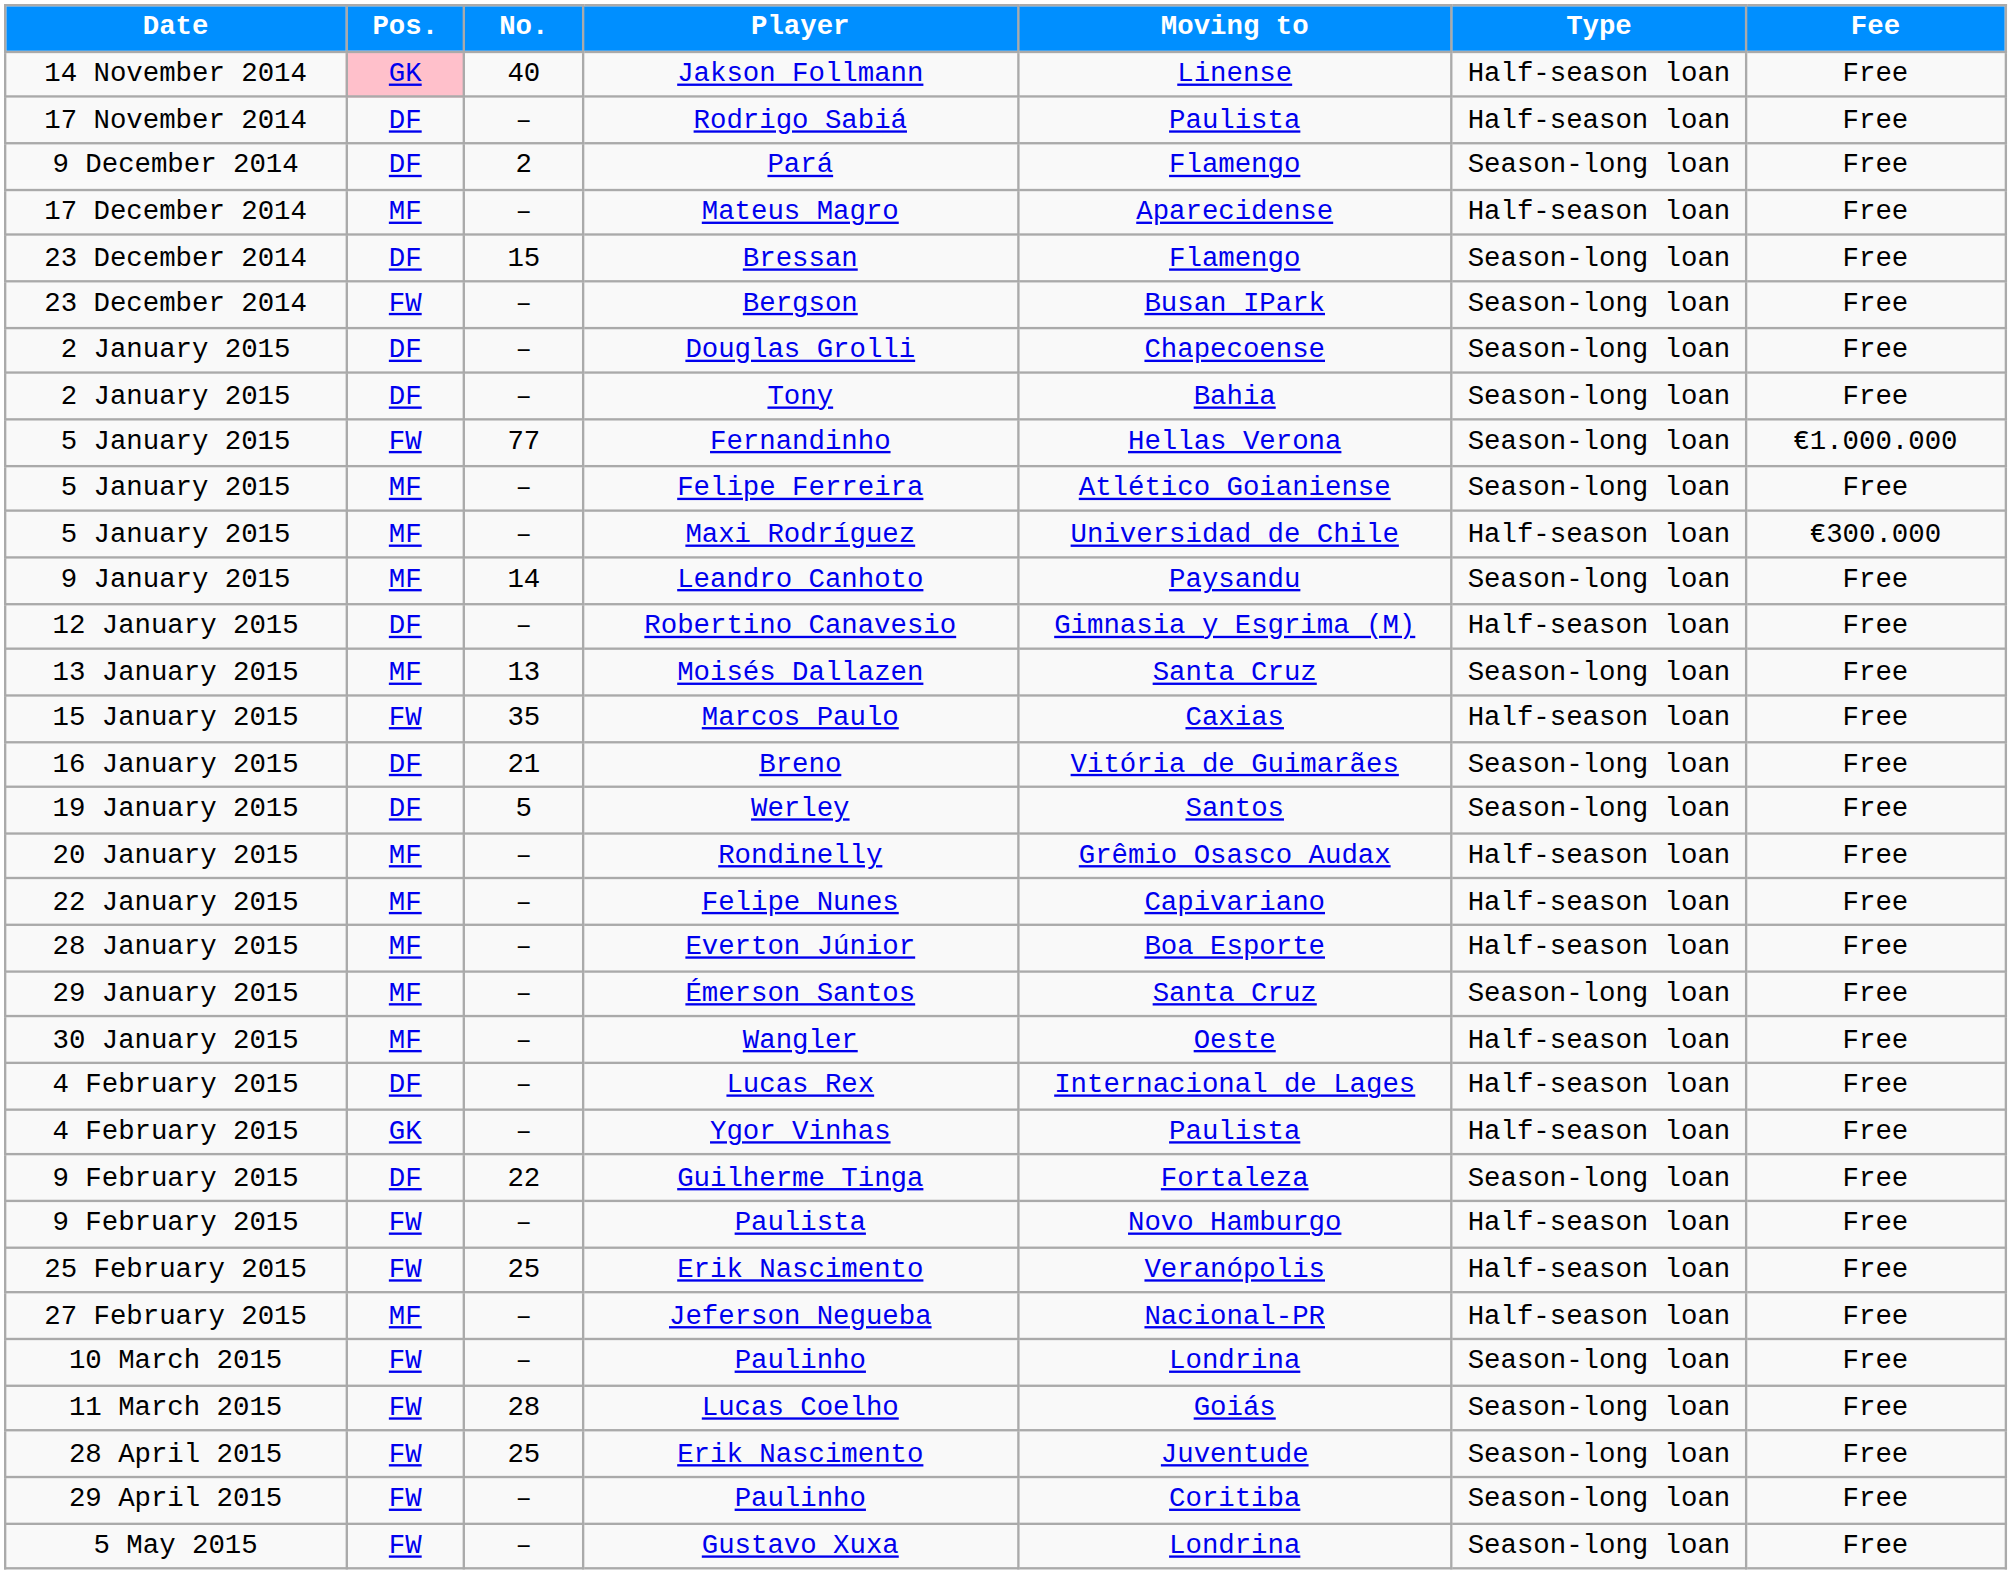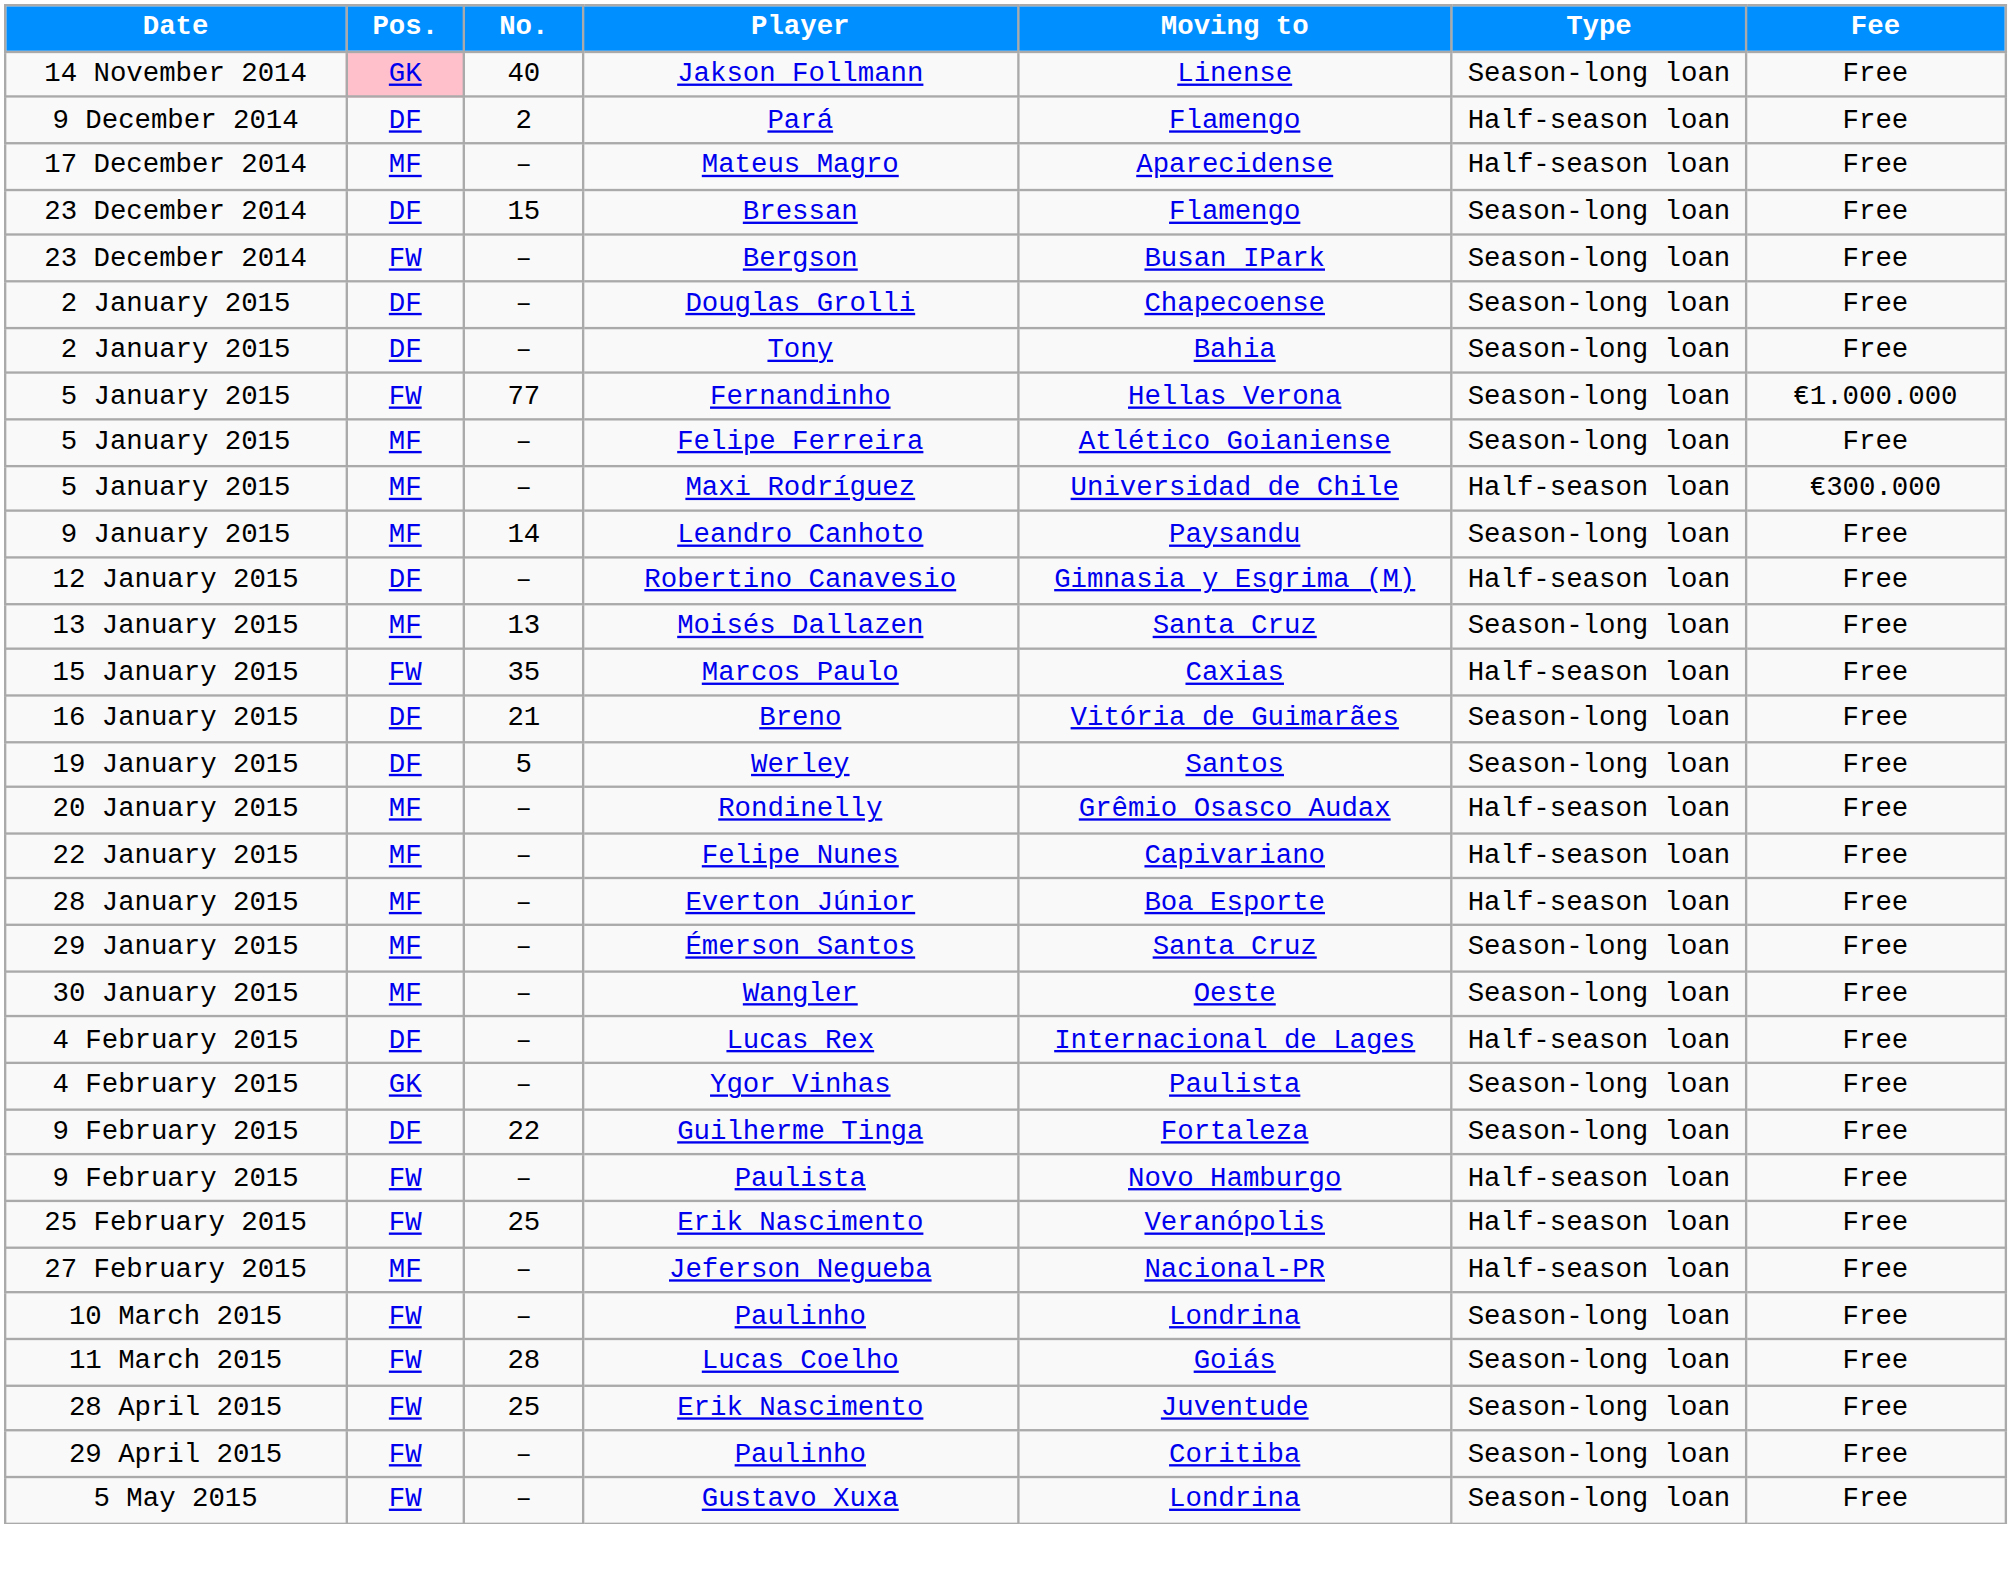(1599, 74) Half-season loan -> (1599, 74) Season-long loan
- row: (176, 120)
(1599, 166) Season-long loan -> (1599, 120) Half-season loan
(1599, 1040) Half-season loan -> (1599, 994) Season-long loan
(1599, 1132) Half-season loan -> (1599, 1086) Season-long loan
